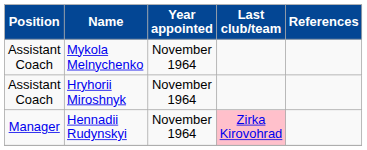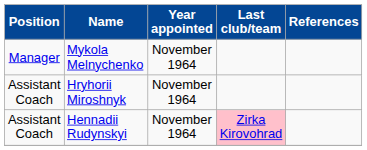(34, 57) Assistant Coach -> (34, 57) Manager
(34, 127) Manager -> (34, 127) Assistant Coach
